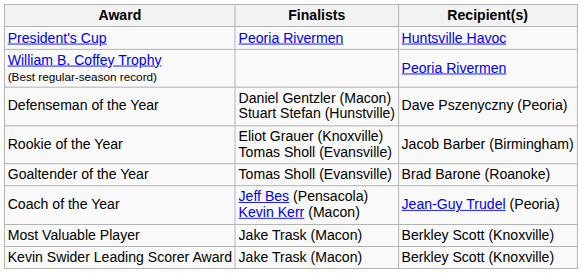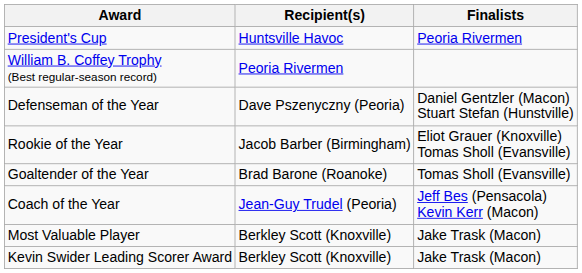columns swapped: (488, 15) <-> (317, 15)
